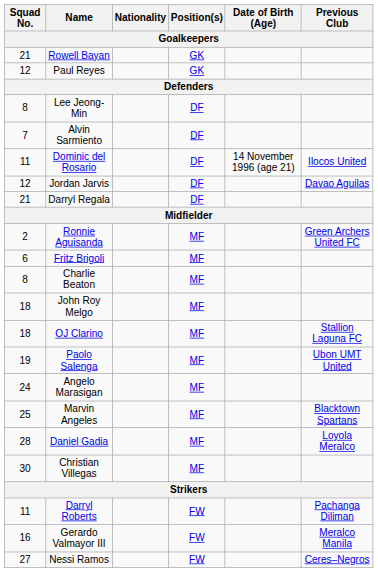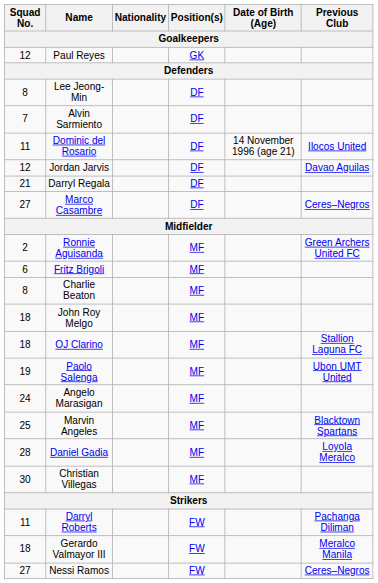- row: (79, 55)
+ row: (79, 205)
(25, 538) 16 -> (25, 549) 18
